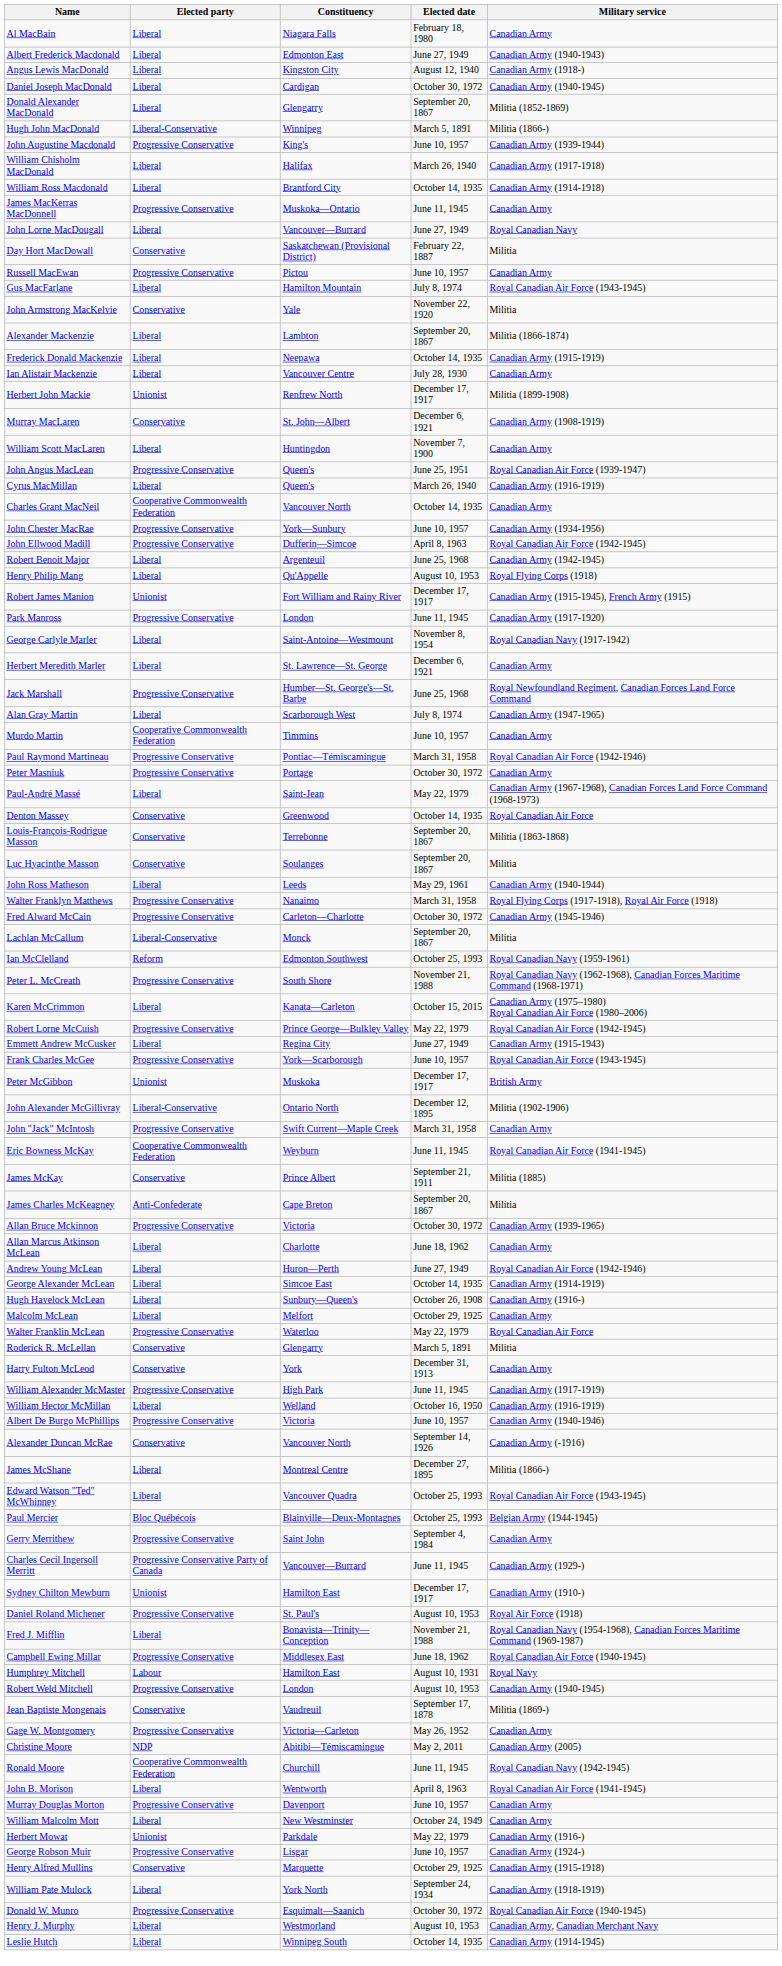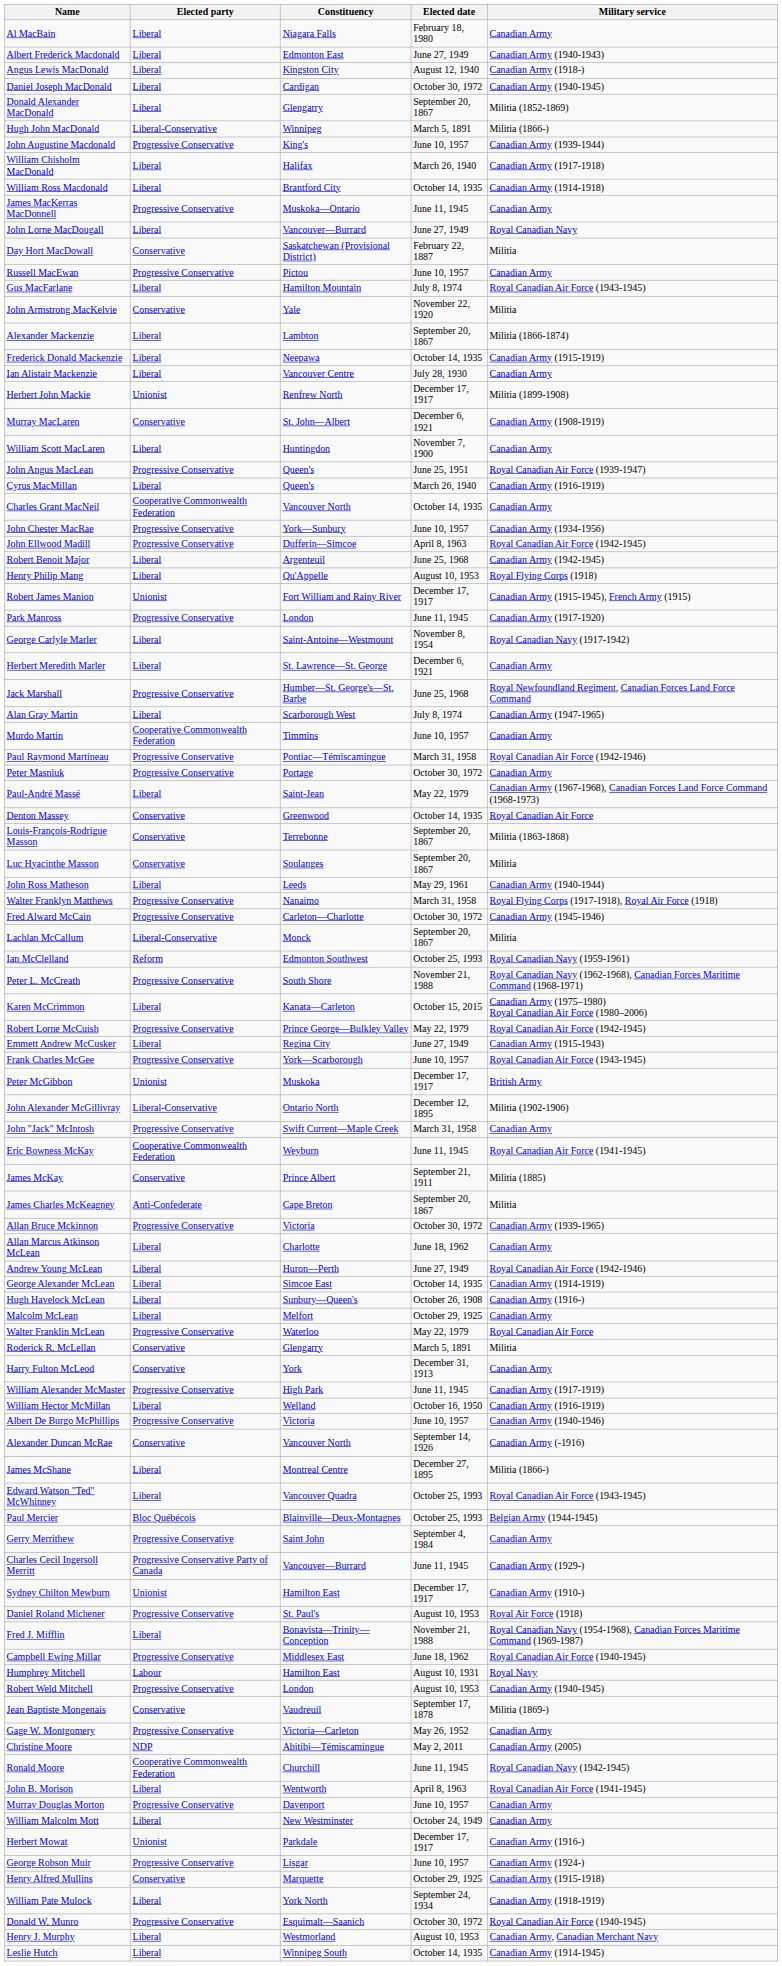(441, 1836) May 22, 1979 -> (441, 1842) December 17, 1917
